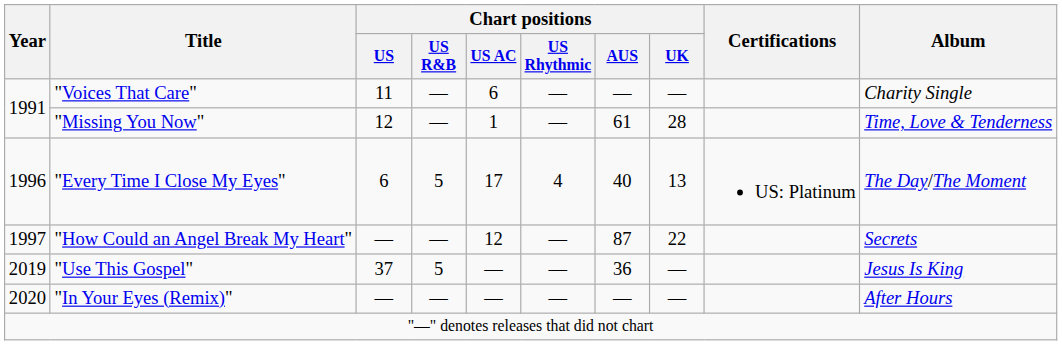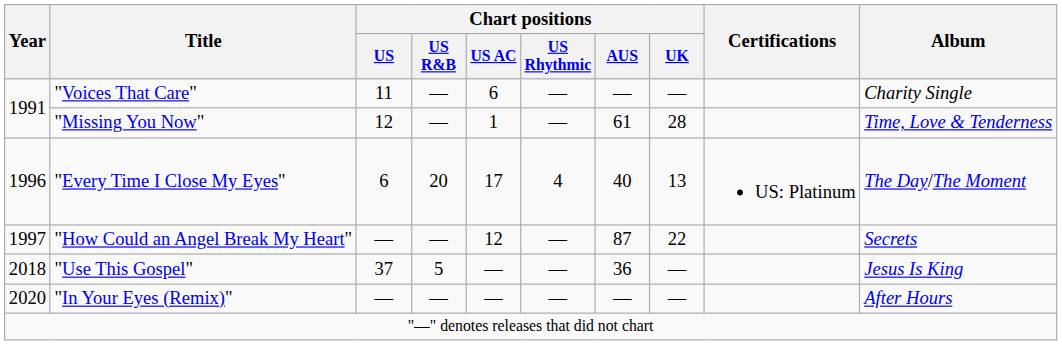(439, 181) 5 -> (439, 181) 20
(27, 268) 2019 -> (27, 268) 2018
